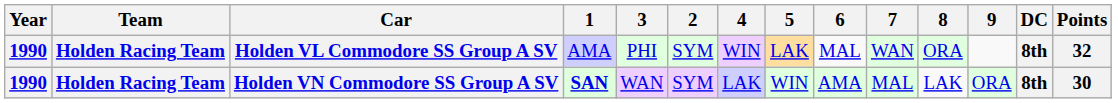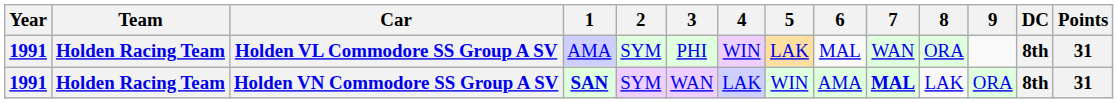columns swapped: (693, 19) <-> (642, 19)
(28, 50) 1990 -> (28, 50) 1991
(1082, 50) 32 -> (1083, 50) 31
(28, 82) 1990 -> (28, 82) 1991
(892, 82) normal -> (893, 82) bold
(1082, 82) 30 -> (1083, 82) 31
